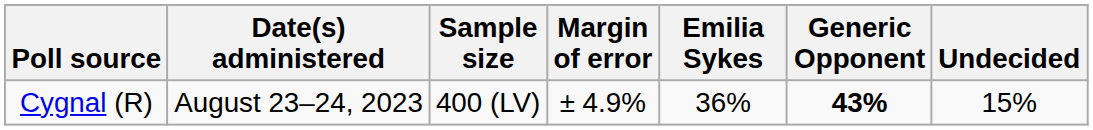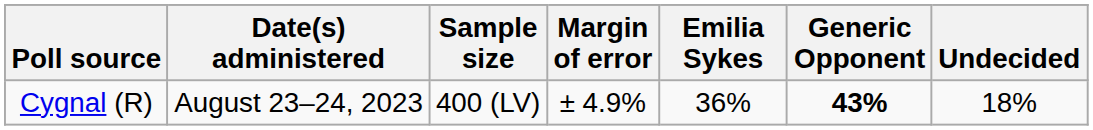(1009, 102) 15% -> (1009, 102) 18%
